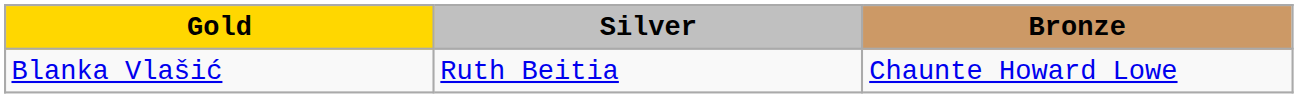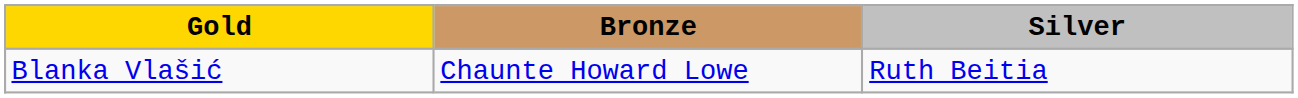columns swapped: (648, 27) <-> (1077, 27)
